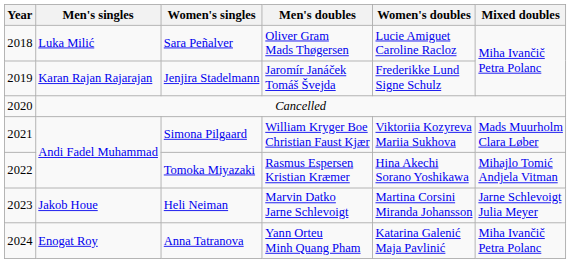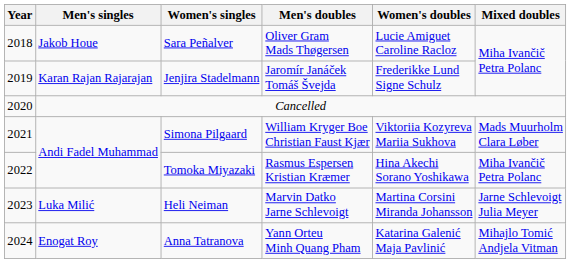(66, 43) Luka Milić -> (68, 43) Jakob Houe
(518, 170) Mihajlo Tomić Andjela Vitman -> (512, 170) Miha Ivančič Petra Polanc
(68, 205) Jakob Houe -> (66, 205) Luka Milić
(512, 241) Miha Ivančič Petra Polanc -> (518, 241) Mihajlo Tomić Andjela Vitman
